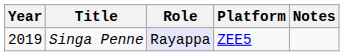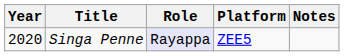(25, 40) 2019 -> (25, 40) 2020
